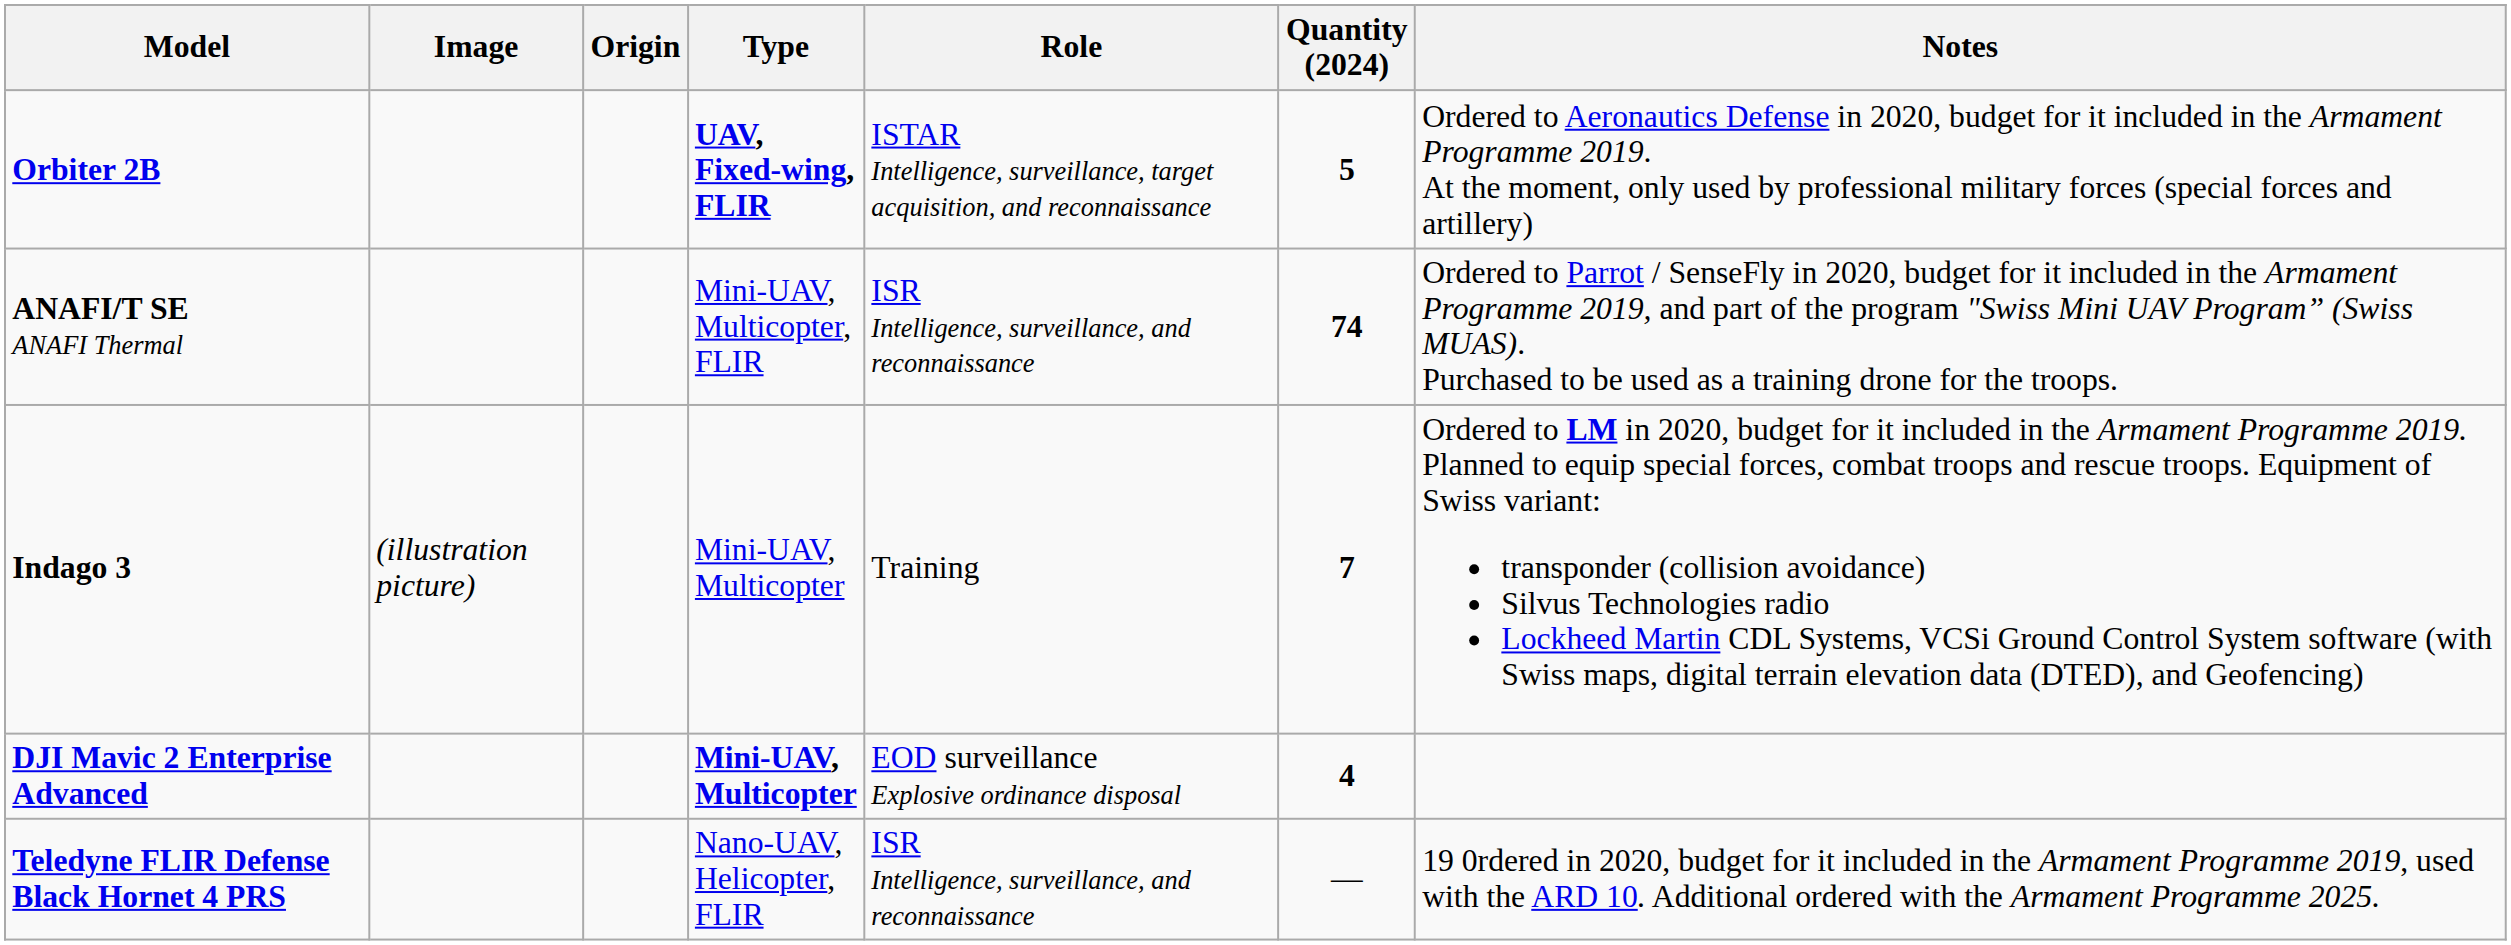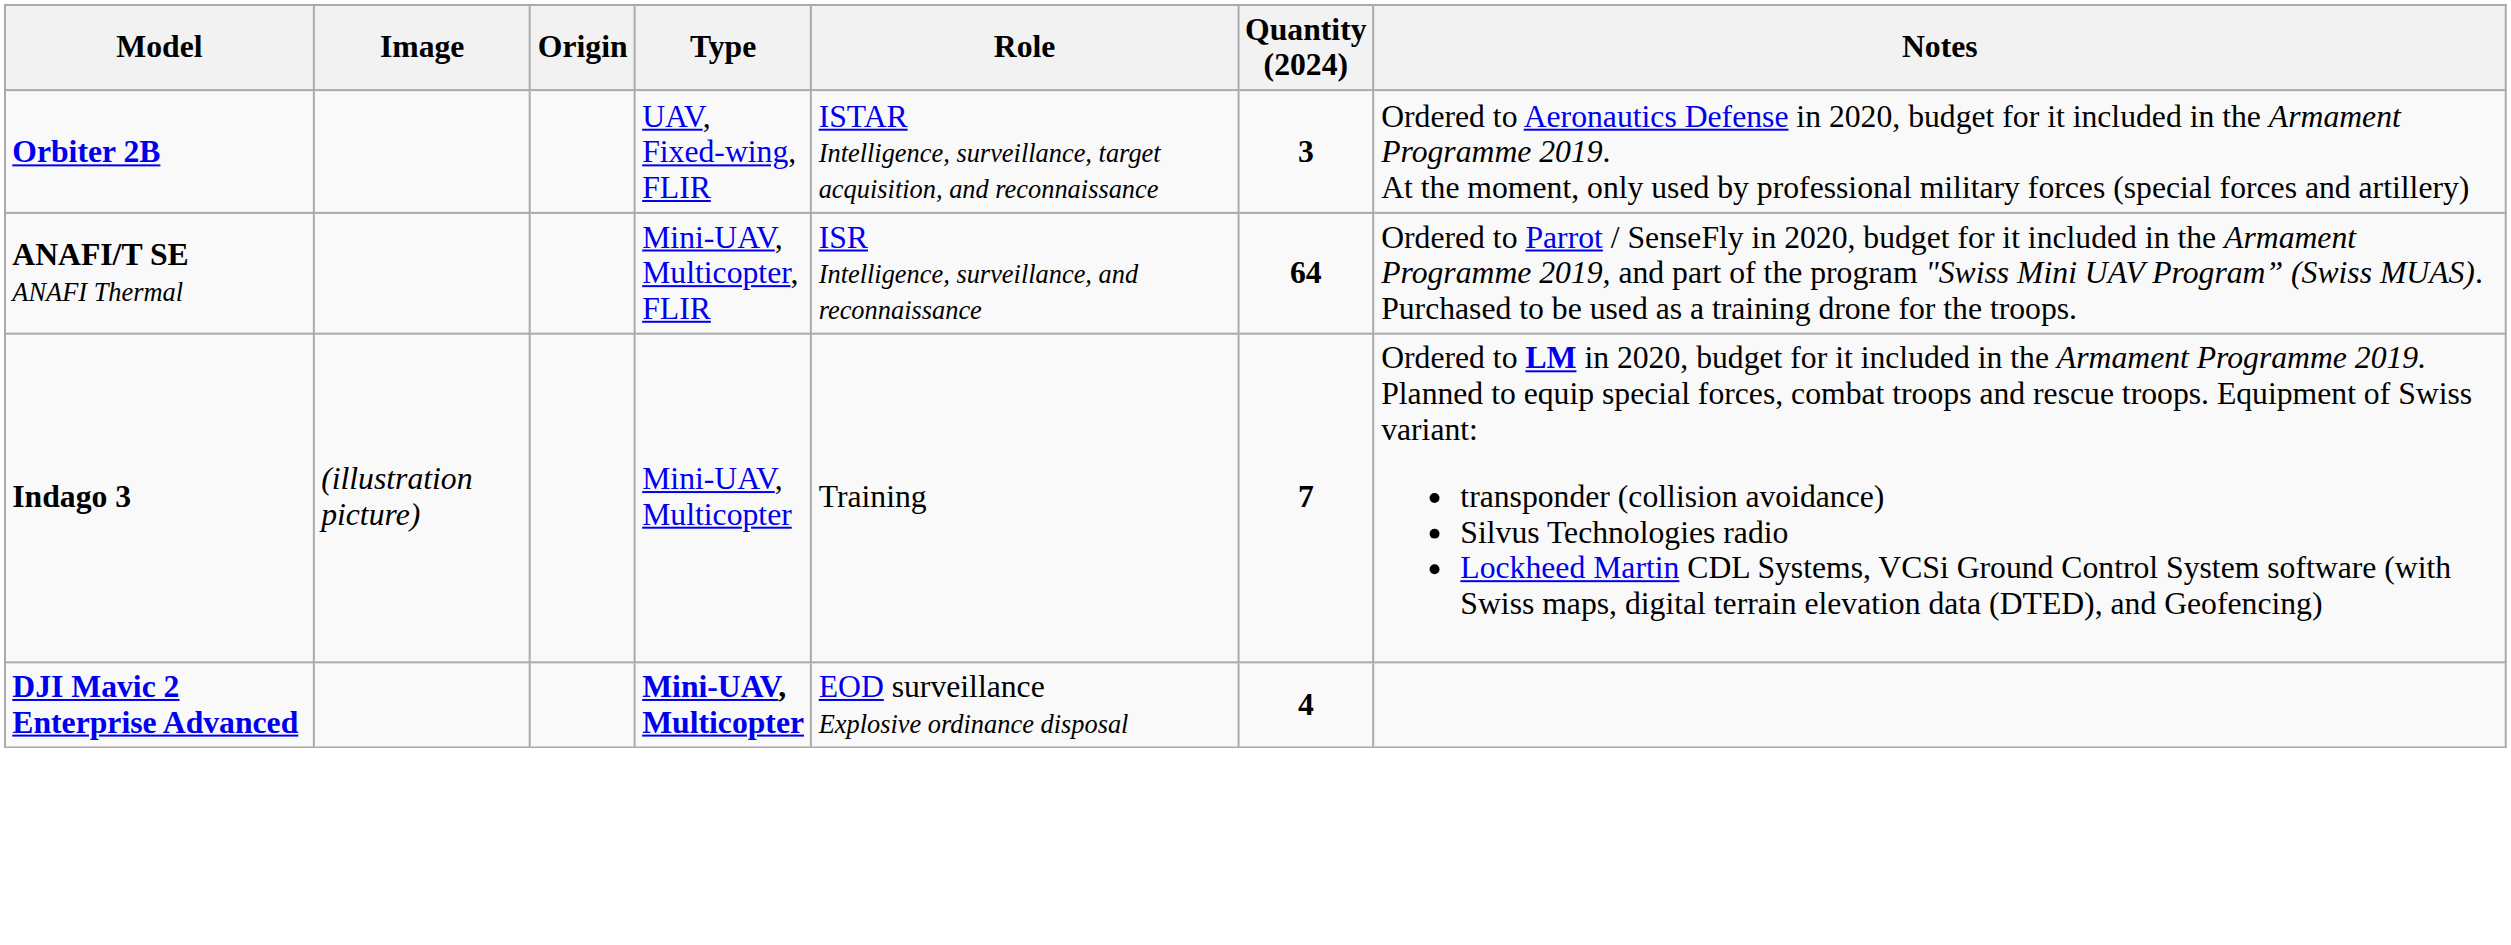(775, 168) bold -> (719, 151) normal
(1347, 168) 5 -> (1306, 151) 3
(1347, 326) 74 -> (1306, 272) 64
- row: (171, 878)
